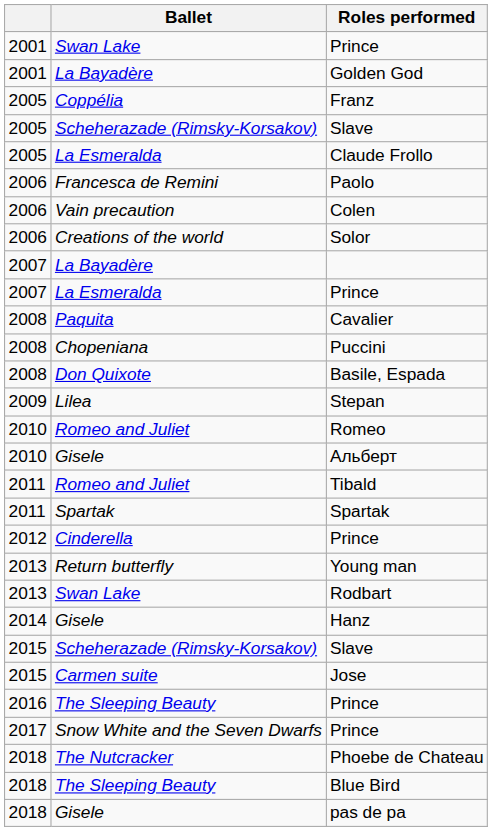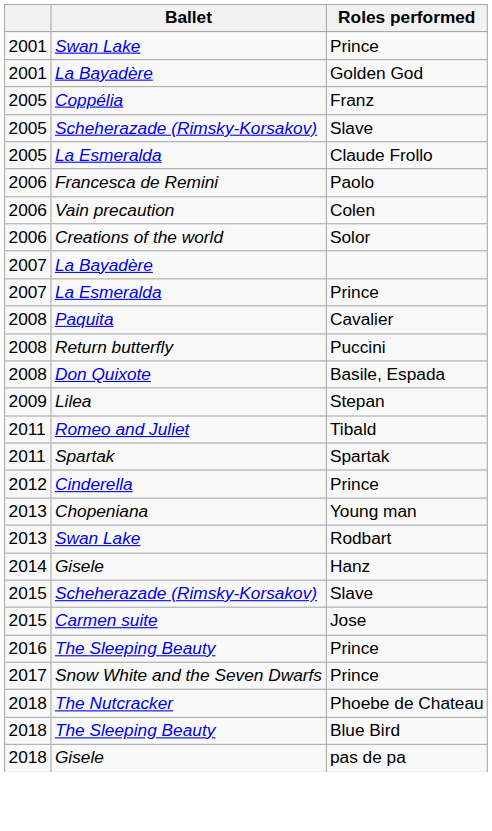(102, 347) Chopeniana -> (114, 347) Return butterfly
- row: (28, 429)
- row: (28, 456)
(114, 566) Return butterfly -> (102, 511) Chopeniana
